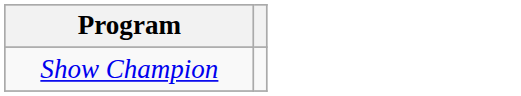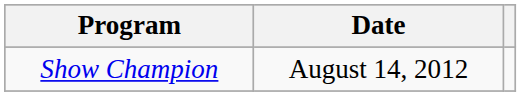+ column: (378, 25)
